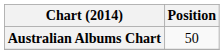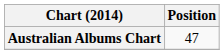(192, 37) 50 -> (192, 37) 47
